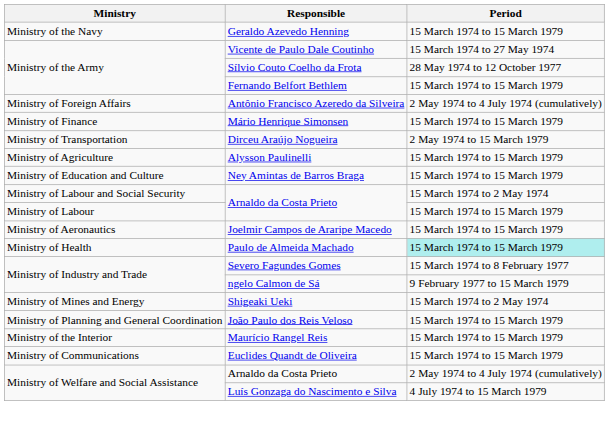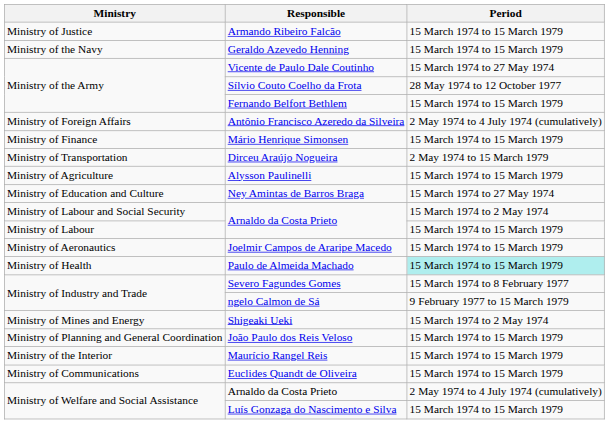+ row: (50, 31)
(486, 175) 15 March 1974 to 15 March 1979 -> (482, 193) 15 March 1974 to 27 May 1974
(478, 391) 4 July 1974 to 15 March 1979 -> (486, 409) 15 March 1974 to 15 March 1979
